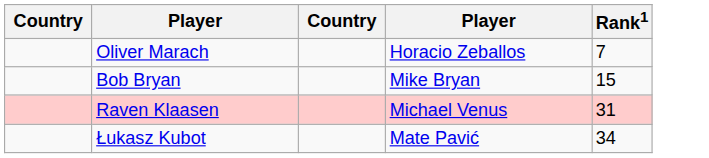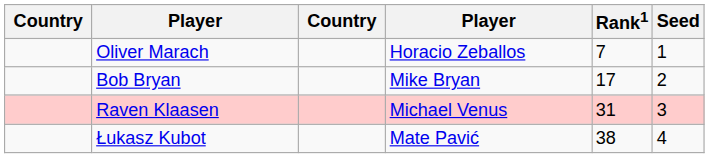+ column: (678, 21)
(606, 81) 15 -> (606, 81) 17
(606, 138) 34 -> (606, 138) 38
